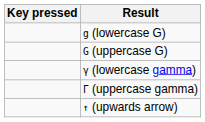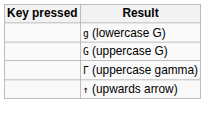- row: (140, 70)
